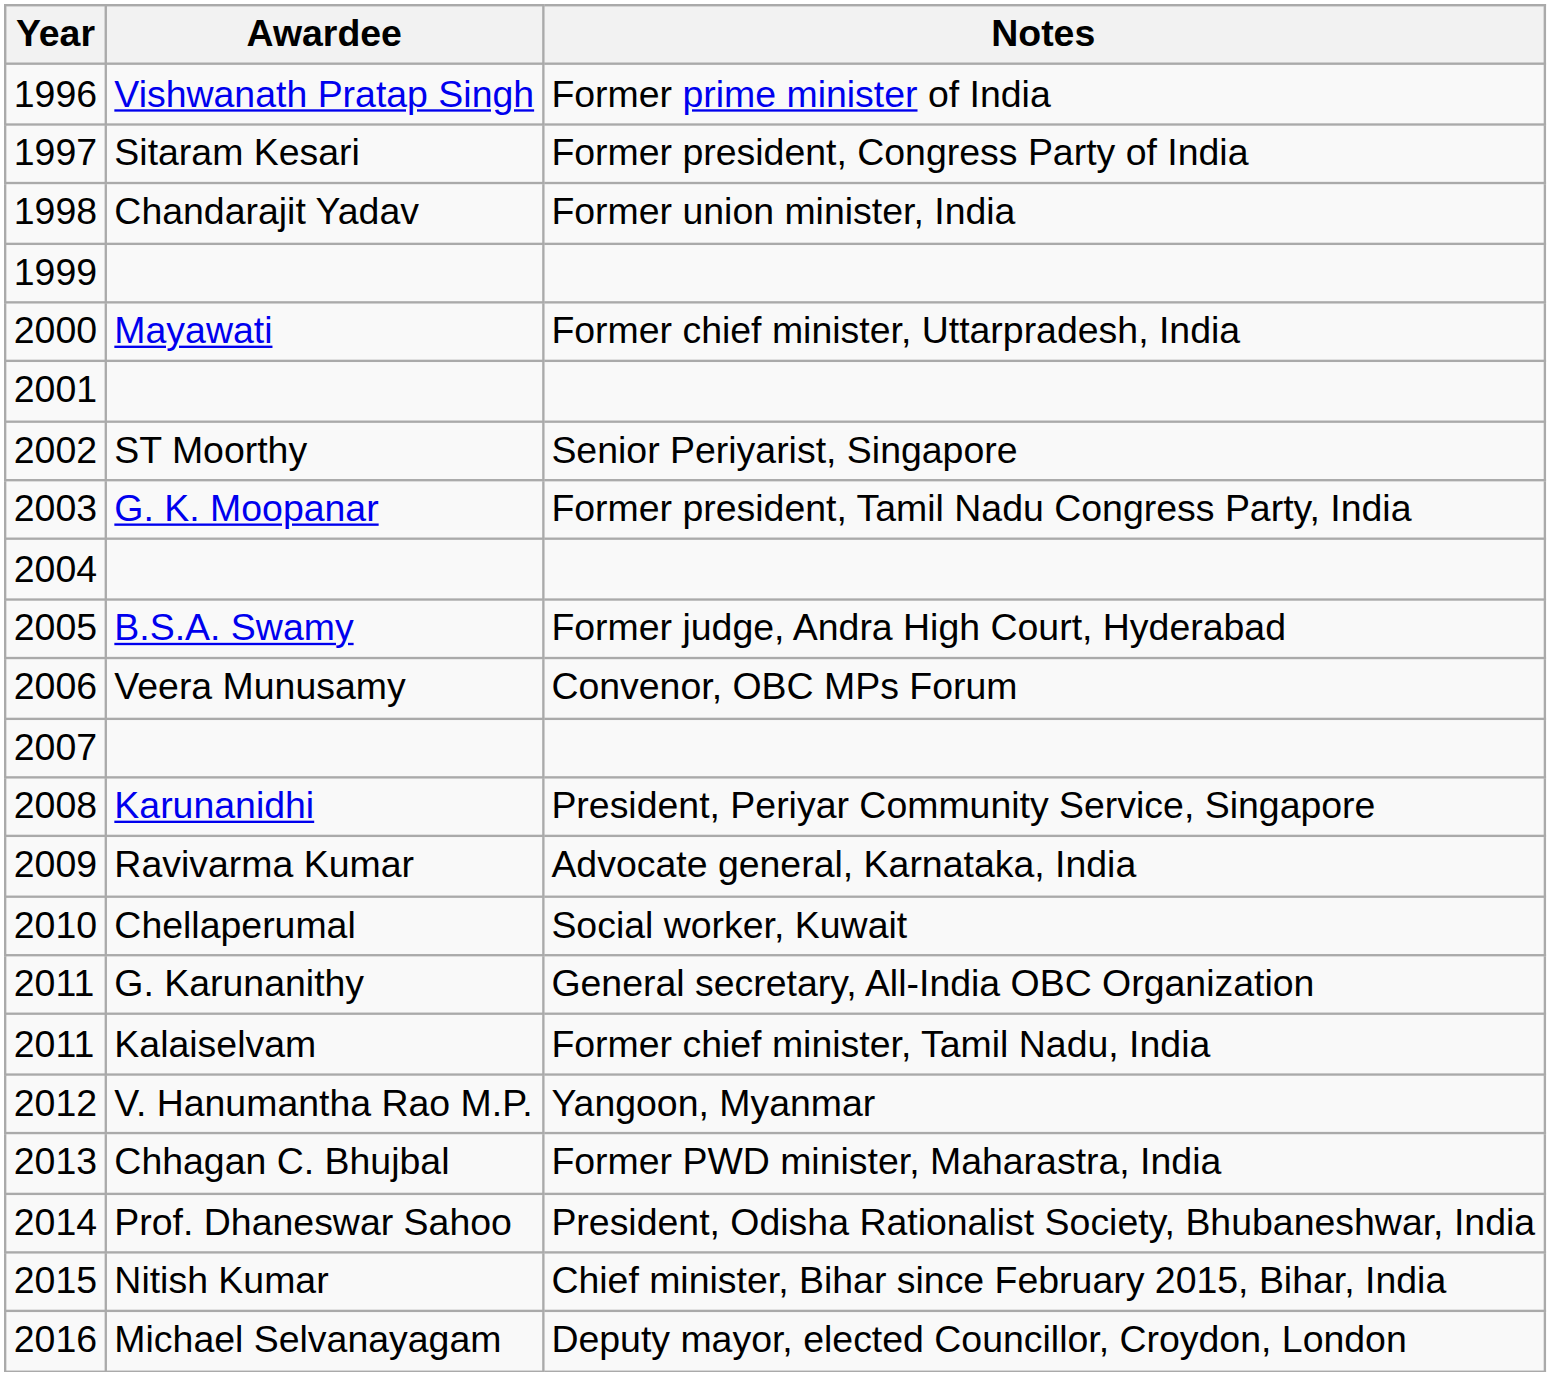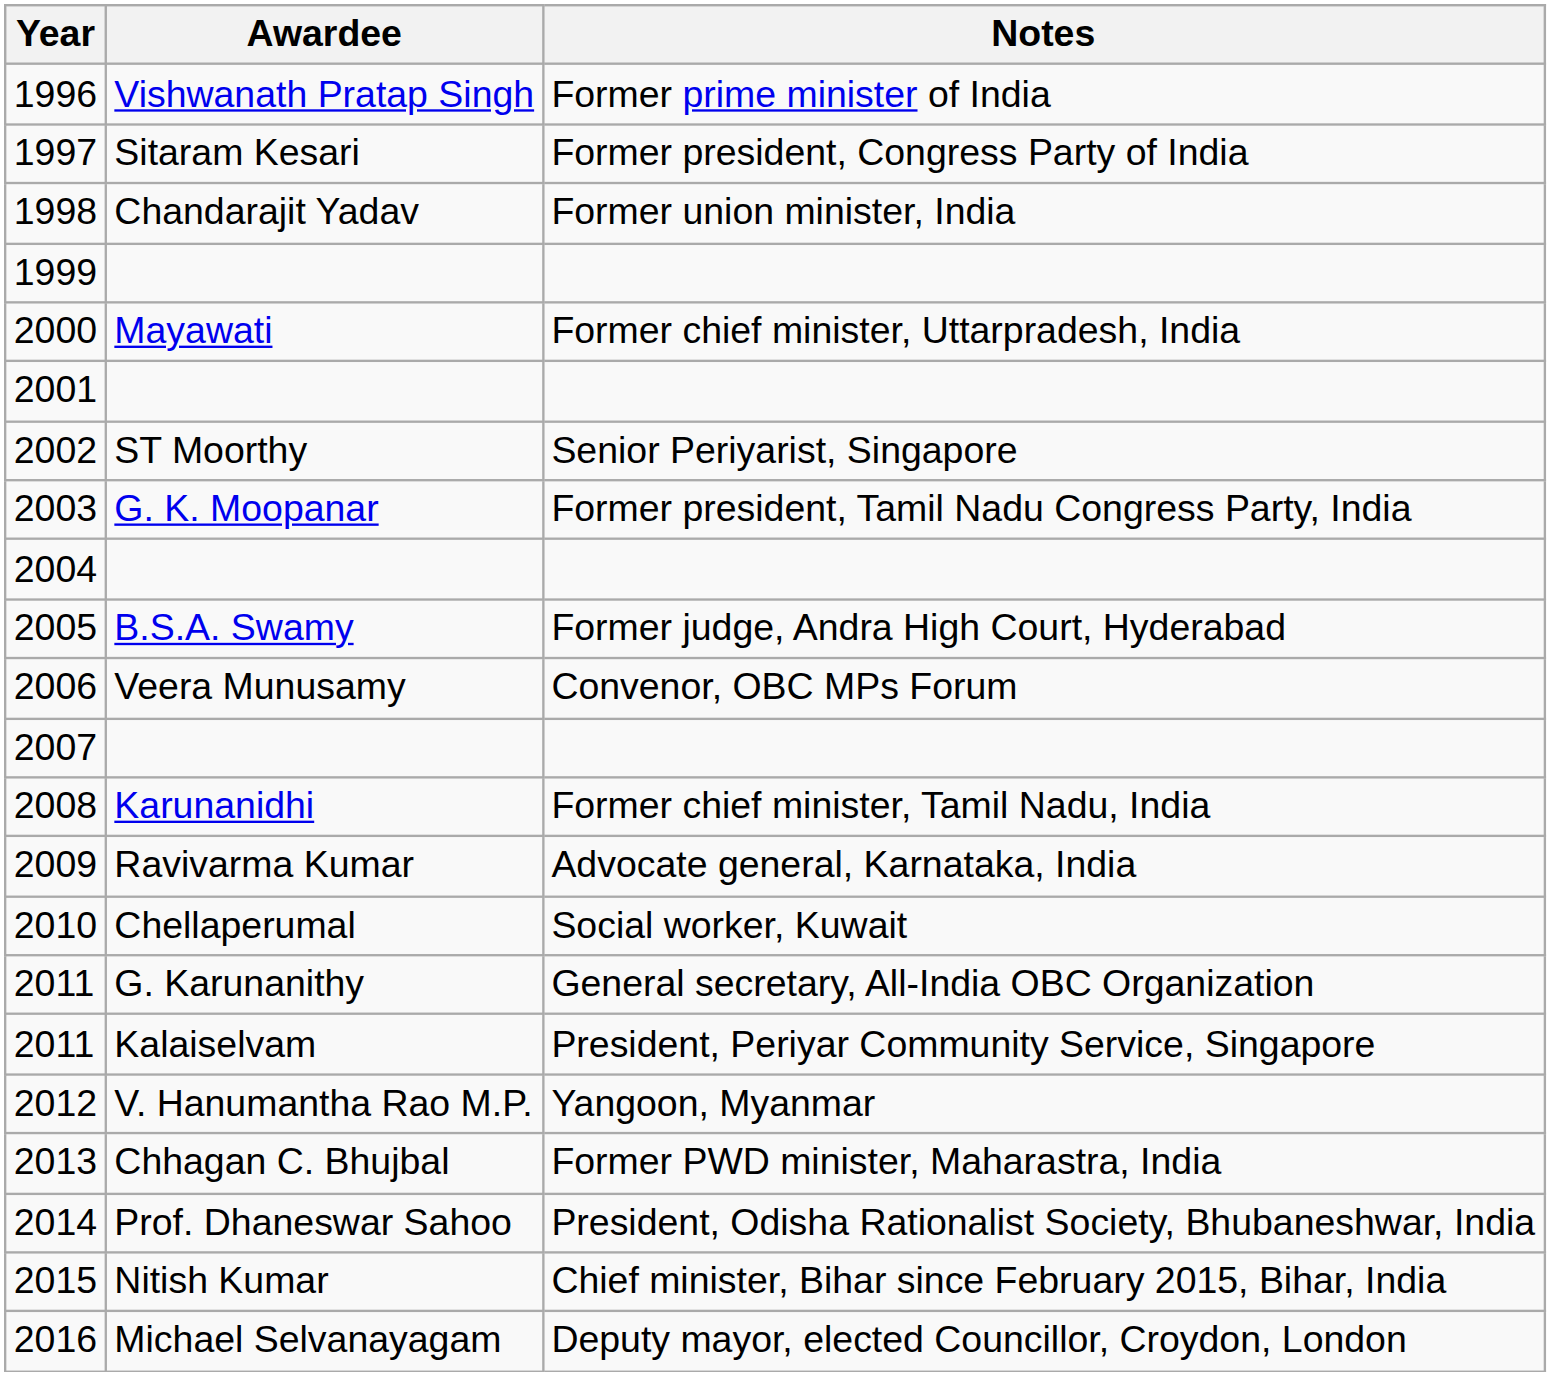(963, 806) President, Periyar Community Service, Singapore -> (881, 806) Former chief minister, Tamil Nadu, India
(881, 1043) Former chief minister, Tamil Nadu, India -> (963, 1043) President, Periyar Community Service, Singapore
